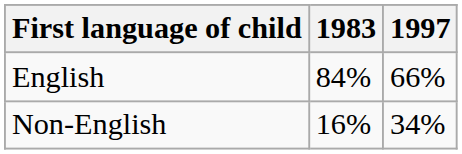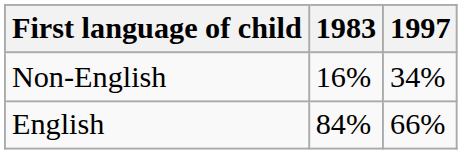rows swapped: (58, 76) <-> (89, 124)
